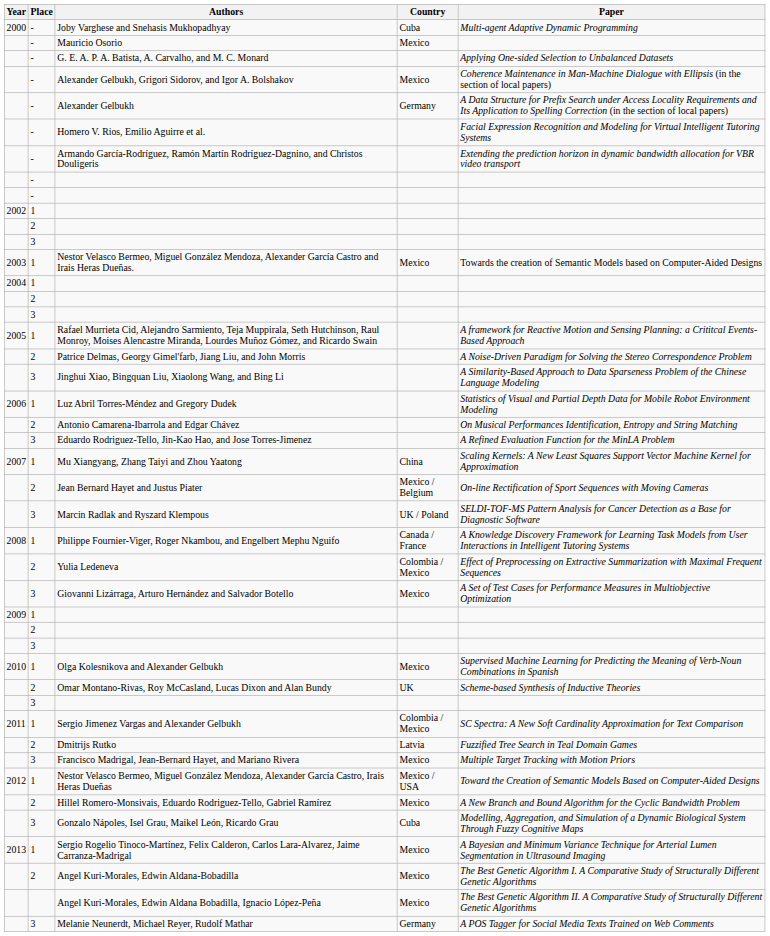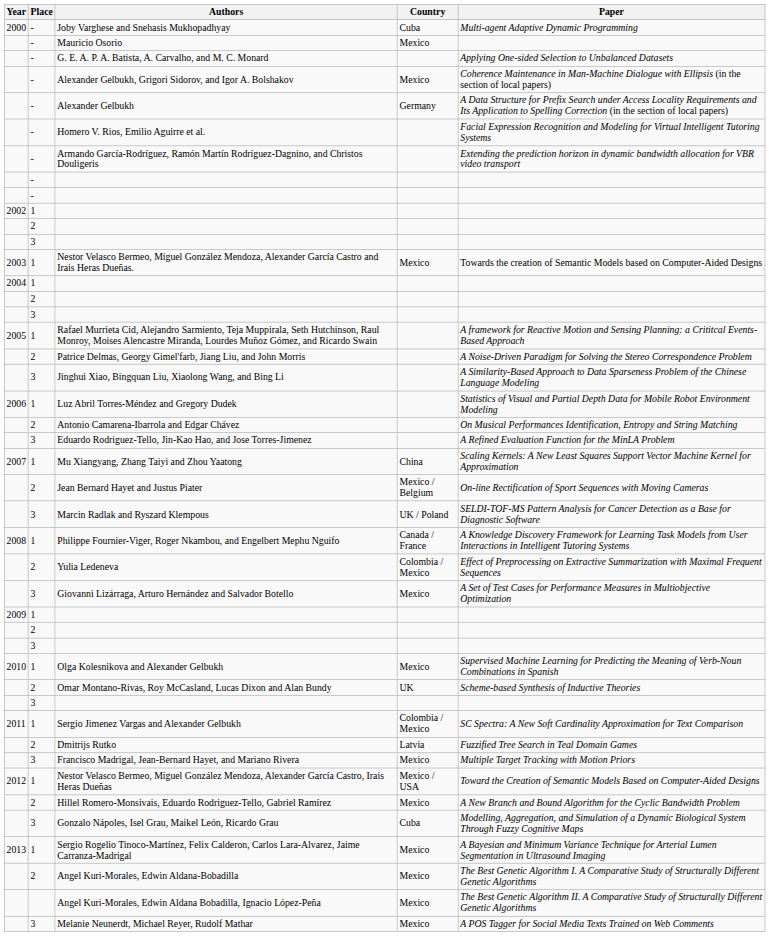(418, 923) Germany -> (414, 923) Mexico
